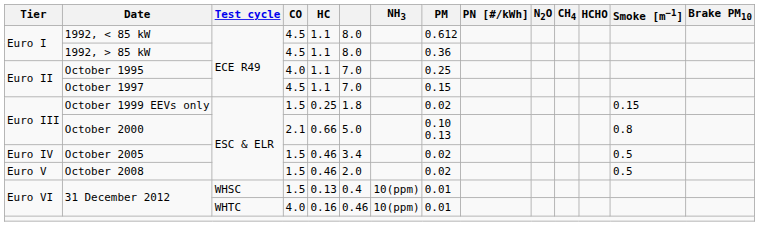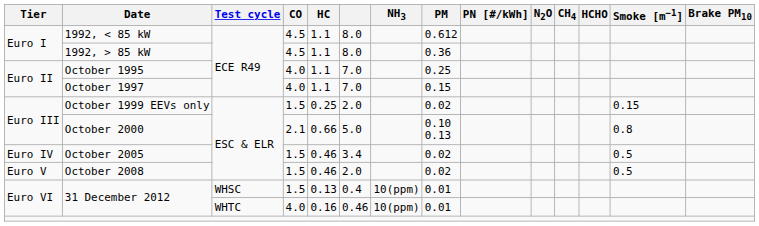(295, 88) 4.5 -> (295, 88) 4.0
(352, 105) 1.8 -> (352, 105) 2.0
